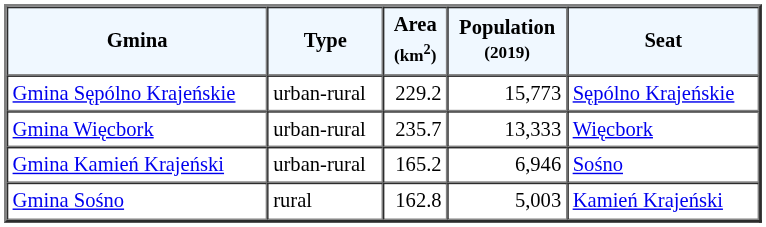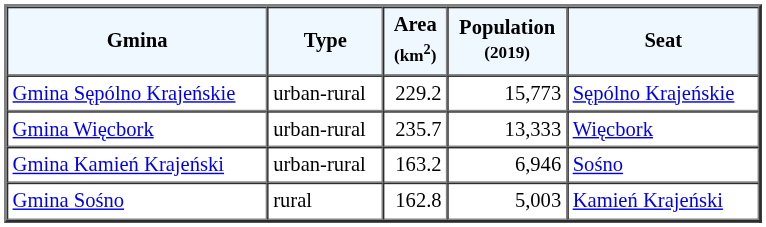(418, 164) 165.2 -> (418, 164) 163.2
